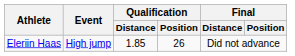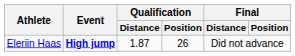(88, 44) normal -> (90, 44) bold
(136, 44) 1.85 -> (140, 44) 1.87
